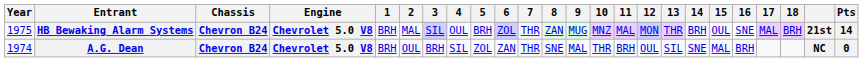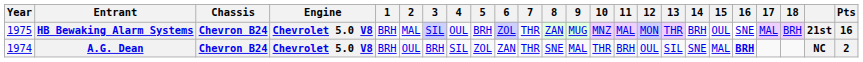(846, 30) 14 -> (846, 30) 16
(745, 48) normal -> (745, 48) bold
(846, 48) 0 -> (846, 48) 2
